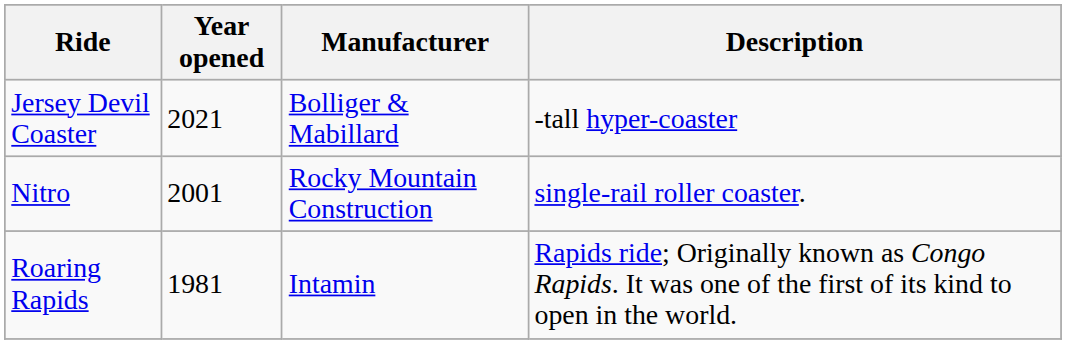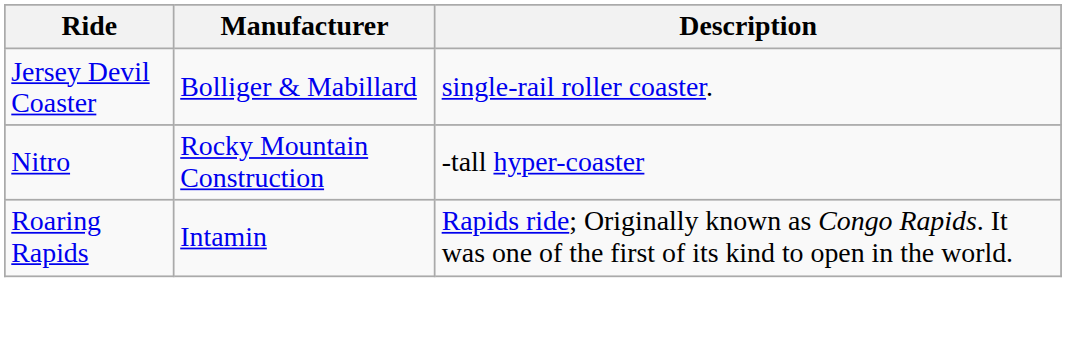- column: (222, 42)
(636, 117) -tall hyper-coaster -> (577, 86) single-rail roller coaster.
(670, 193) single-rail roller coaster. -> (543, 161) -tall hyper-coaster
